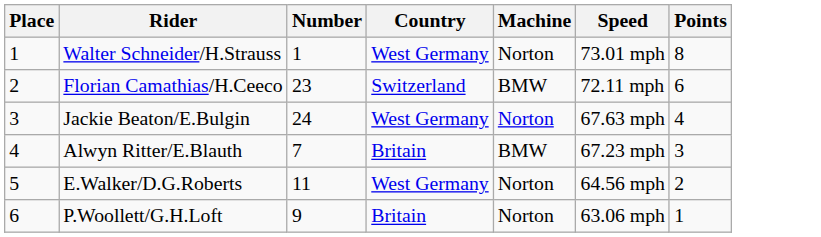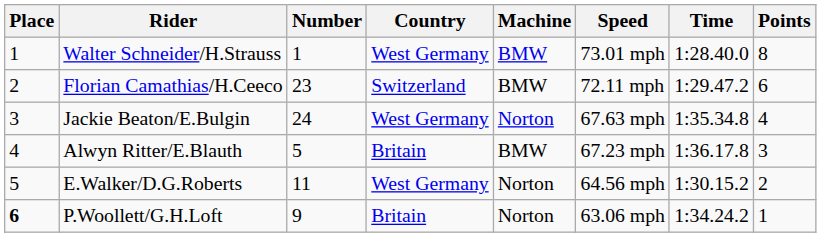+ column: (711, 20)
(526, 53) Norton -> (523, 53) BMW
(297, 151) 7 -> (297, 151) 5
(14, 216) normal -> (14, 216) bold
